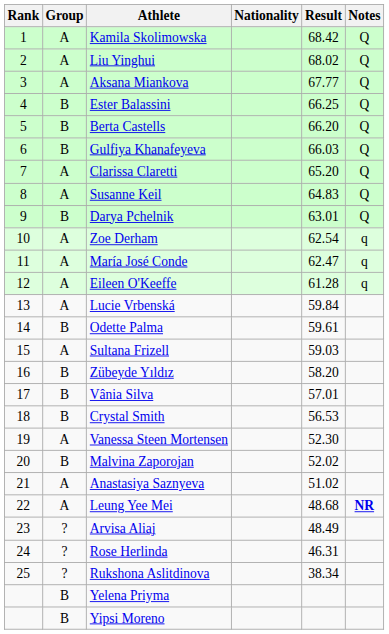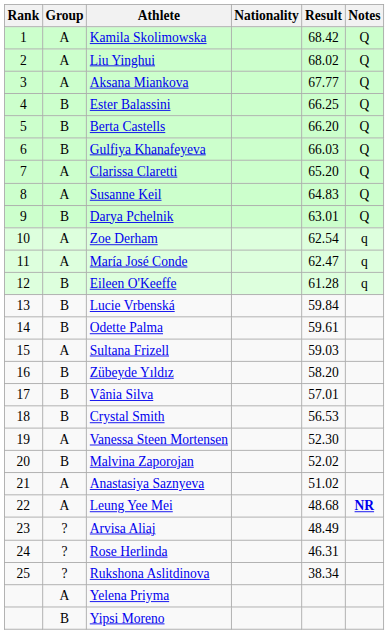(64, 283) A -> (64, 283) B
(64, 305) A -> (64, 305) B
(64, 595) B -> (64, 595) A
